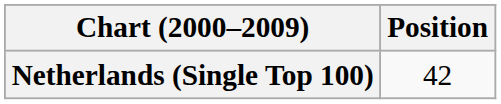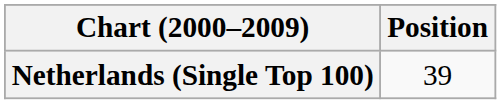(438, 74) 42 -> (438, 74) 39
